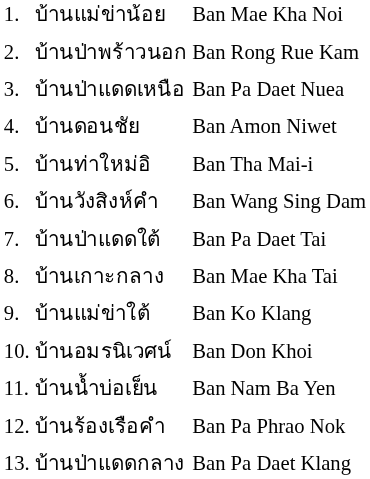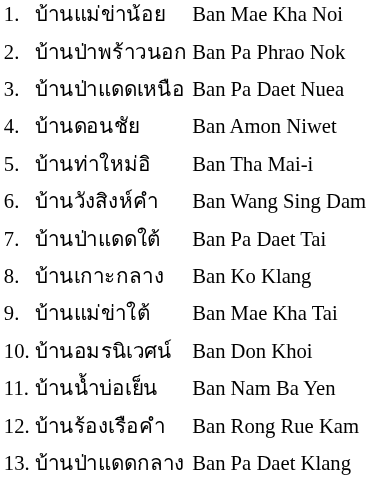(276, 51) Ban Rong Rue Kam -> (269, 51) Ban Pa Phrao Nok
(265, 275) Ban Mae Kha Tai -> (252, 275) Ban Ko Klang
(252, 313) Ban Ko Klang -> (265, 313) Ban Mae Kha Tai
(269, 425) Ban Pa Phrao Nok -> (276, 425) Ban Rong Rue Kam
